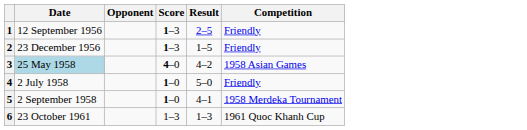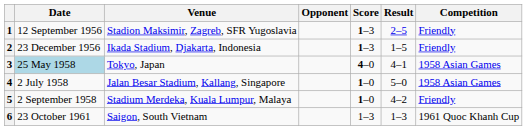+ column: (202, 13)
(204, 64) 4–2 -> (399, 64) 4–1
(242, 82) Friendly -> (460, 82) 1958 Asian Games
(204, 99) 4–1 -> (399, 99) 4–2
(283, 99) 1958 Merdeka Tournament -> (437, 99) Friendly
